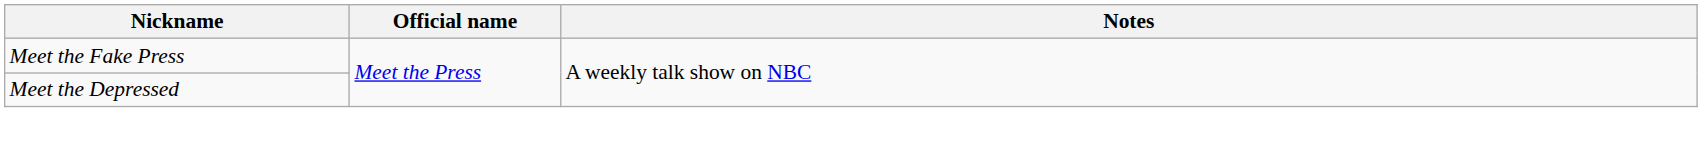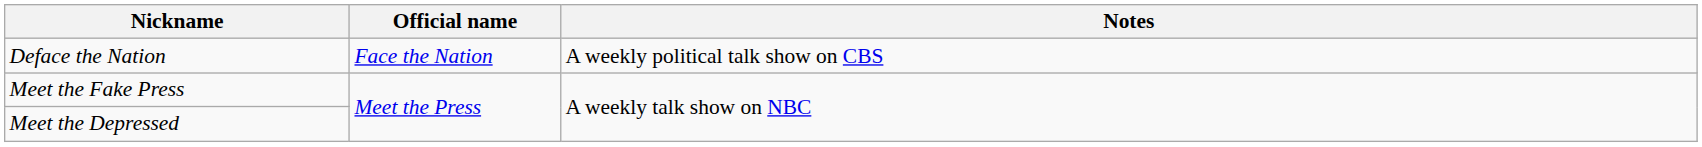+ row: (88, 55)
